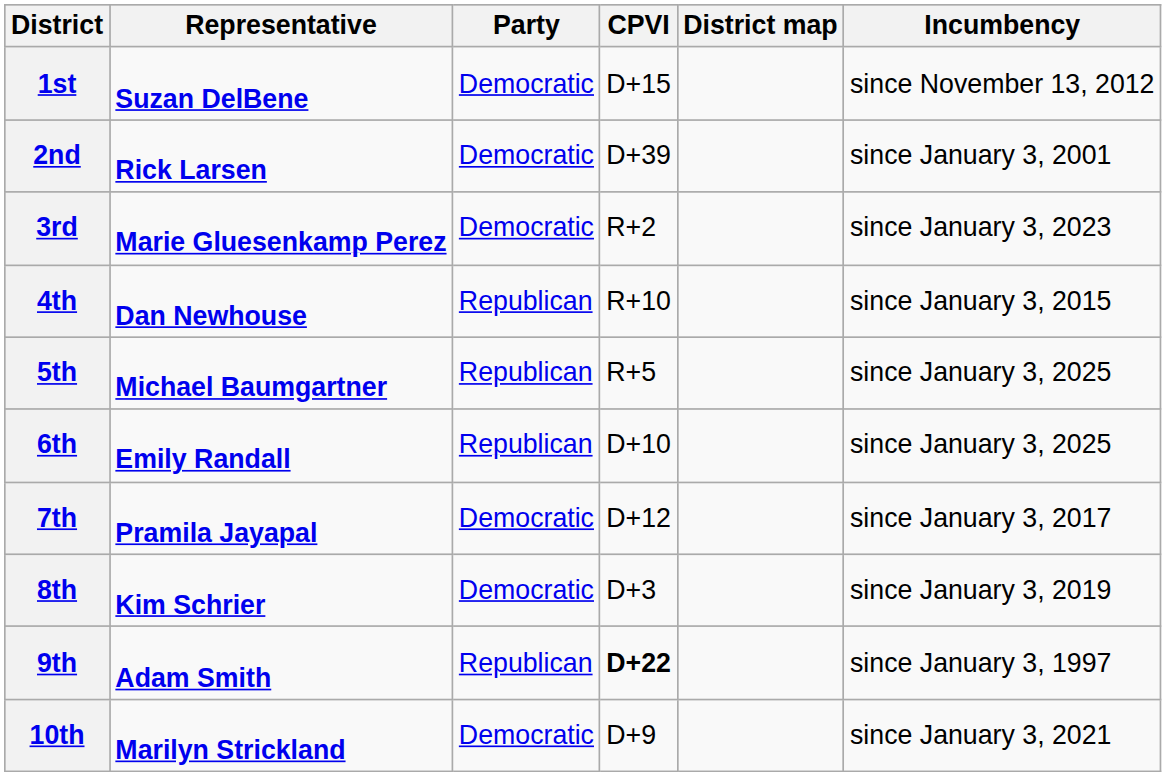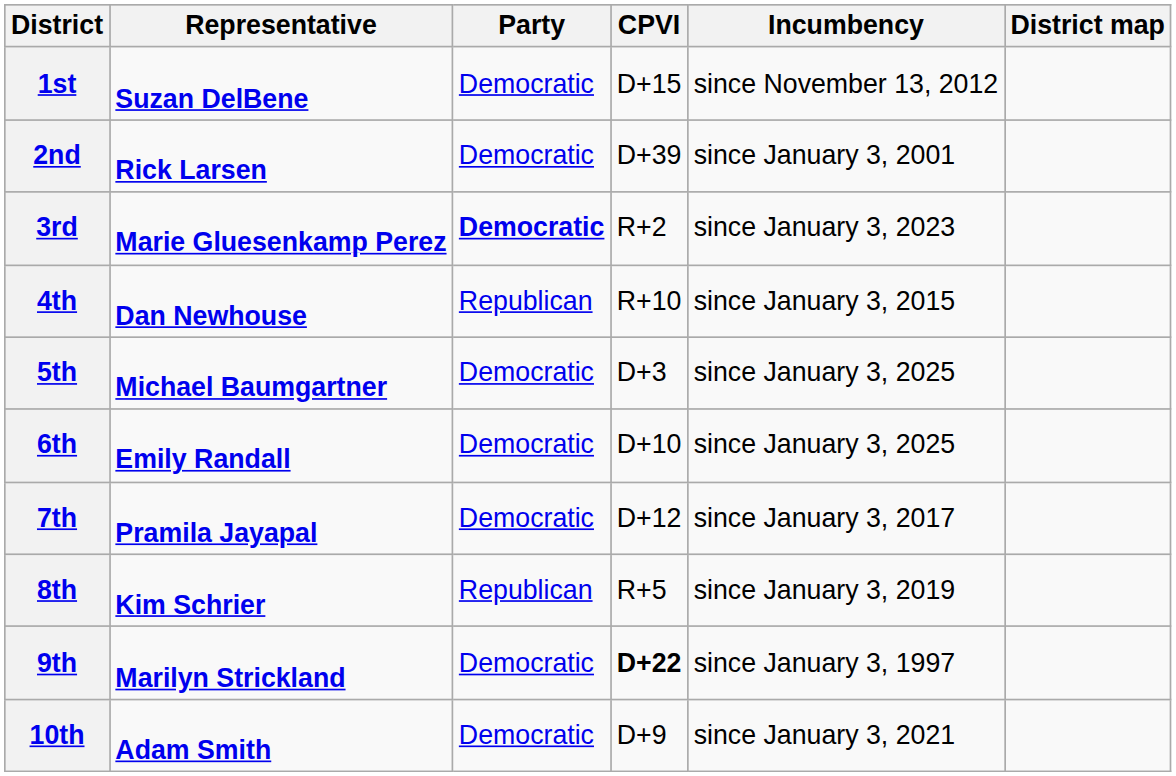columns swapped: (1002, 25) <-> (760, 25)
(526, 227) normal -> (532, 227) bold
(526, 372) Republican -> (526, 372) Democratic
(631, 372) R+5 -> (642, 372) D+3
(526, 445) Republican -> (526, 445) Democratic
(526, 590) Democratic -> (526, 590) Republican
(631, 590) D+3 -> (642, 590) R+5
(193, 677) Adam Smith -> (230, 677) Marilyn Strickland
(526, 662) Republican -> (526, 662) Democratic
(230, 750) Marilyn Strickland -> (193, 750) Adam Smith
